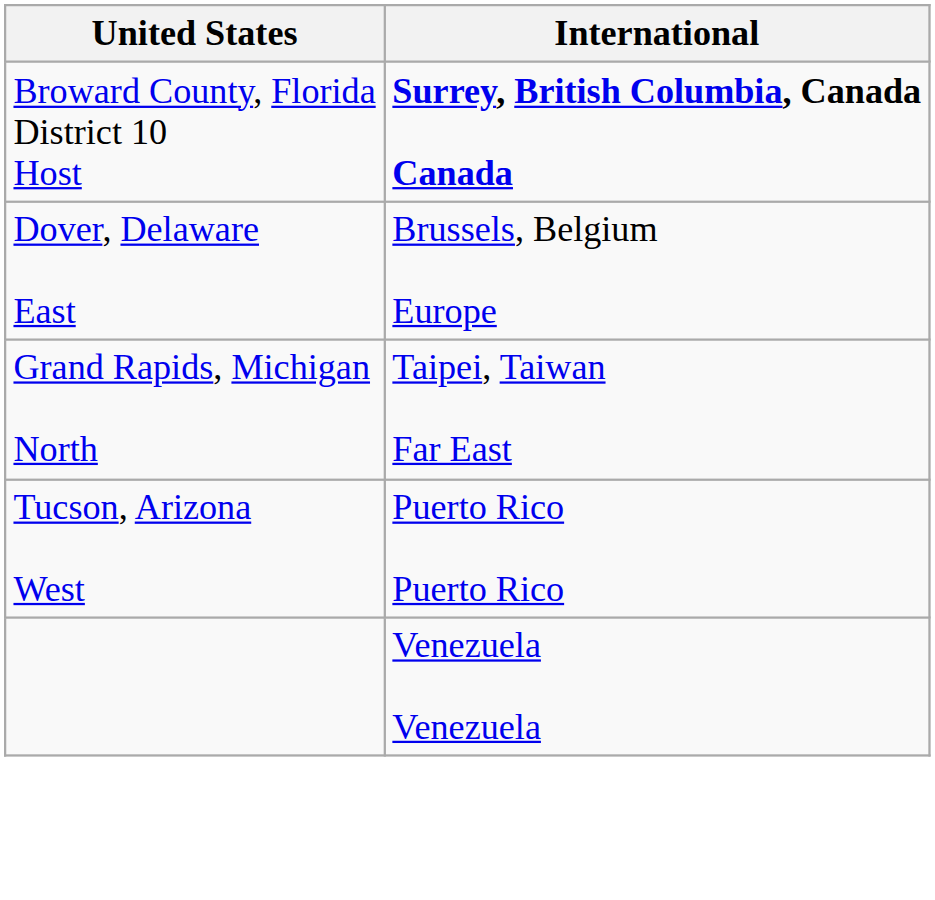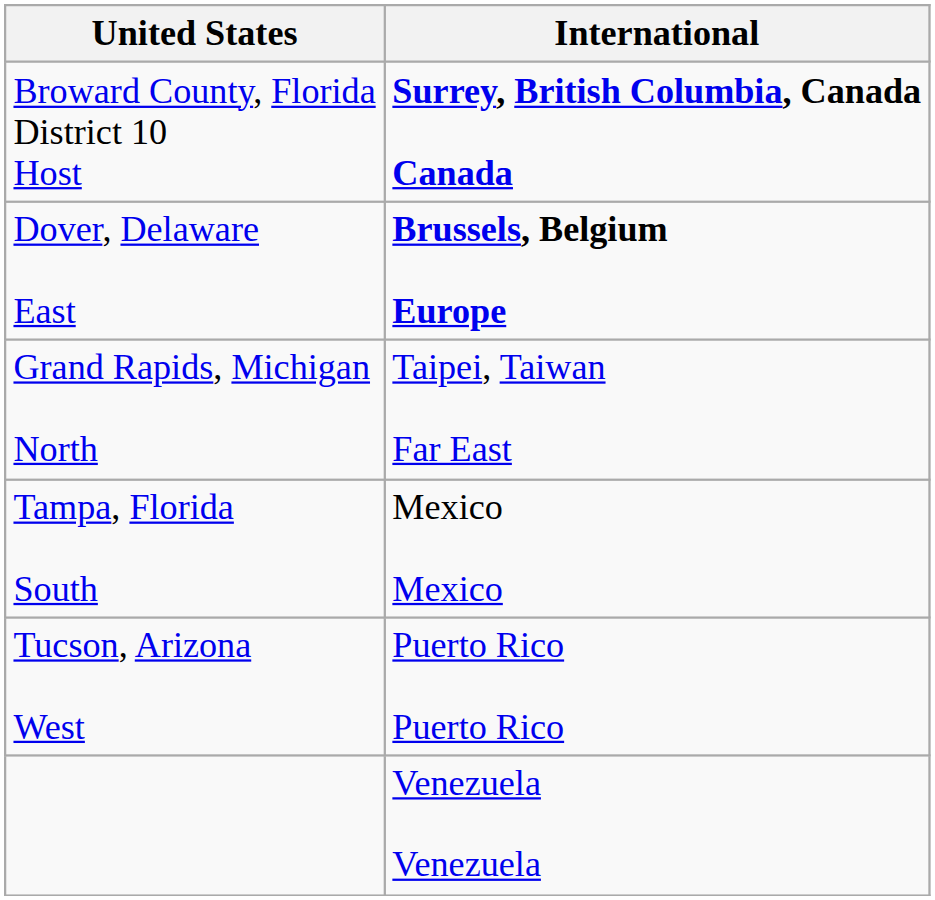(525, 269) normal -> (530, 269) bold
+ row: (124, 547)
